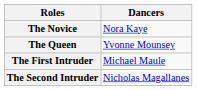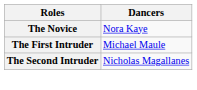- row: (52, 45)
